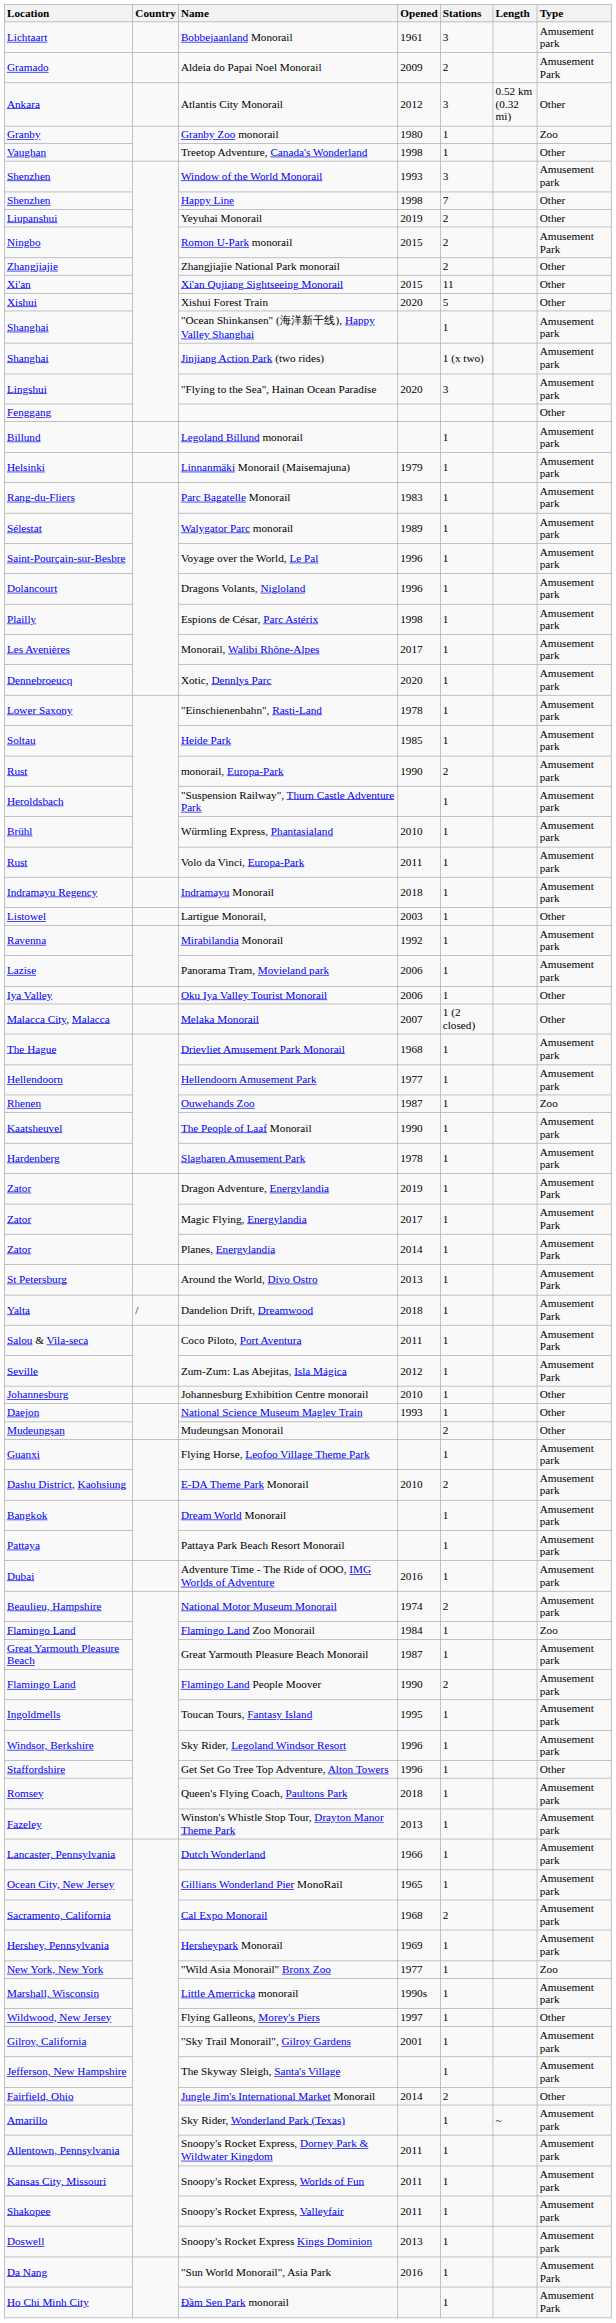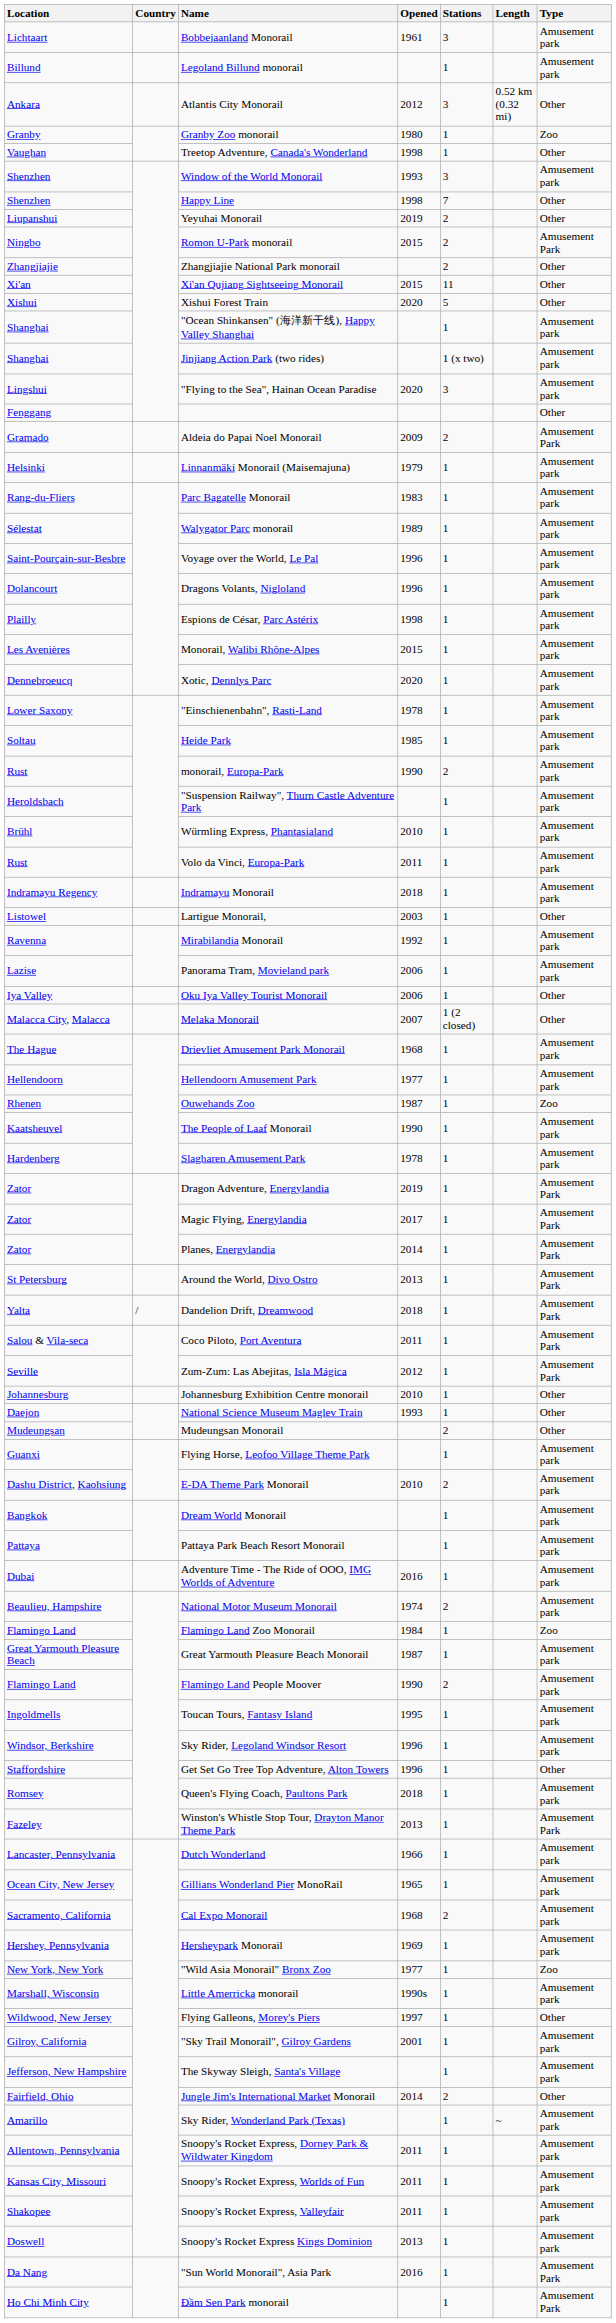rows swapped: (251, 67) <-> (242, 437)
(411, 649) 2017 -> (411, 649) 2015
(567, 1824) Amusement park -> (567, 1824) Amusement Park
